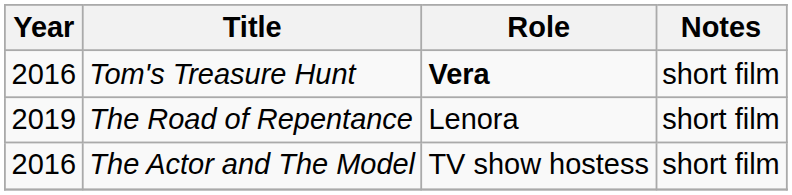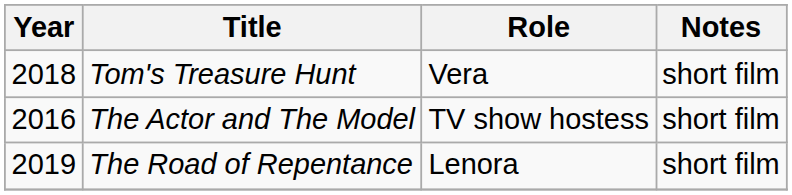(44, 73) 2016 -> (44, 73) 2018
(459, 73) bold -> (458, 73) normal
rows swapped: (252, 165) <-> (251, 119)
